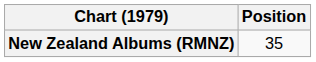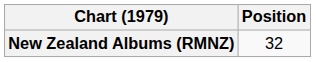(274, 43) 35 -> (274, 43) 32
